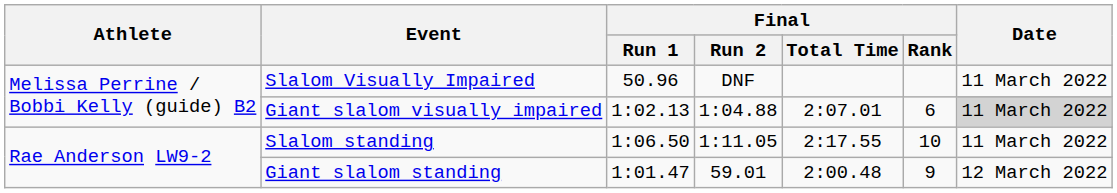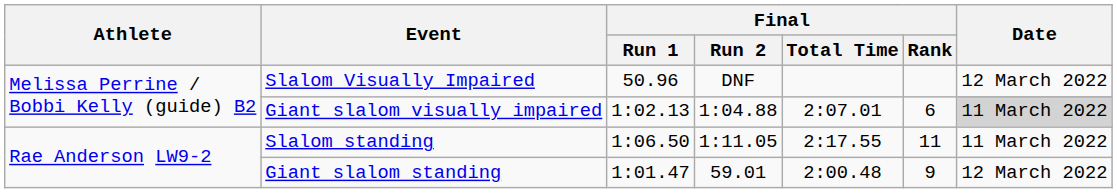(1034, 81) 11 March 2022 -> (1034, 81) 12 March 2022
(930, 142) 10 -> (930, 142) 11
